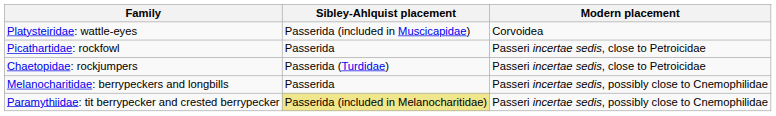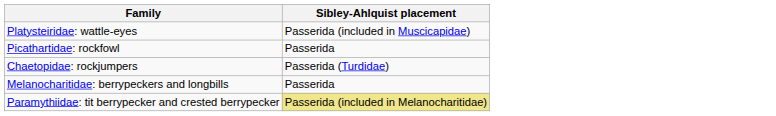- column: (630, 13)
